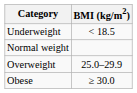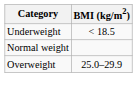- row: (20, 80)
